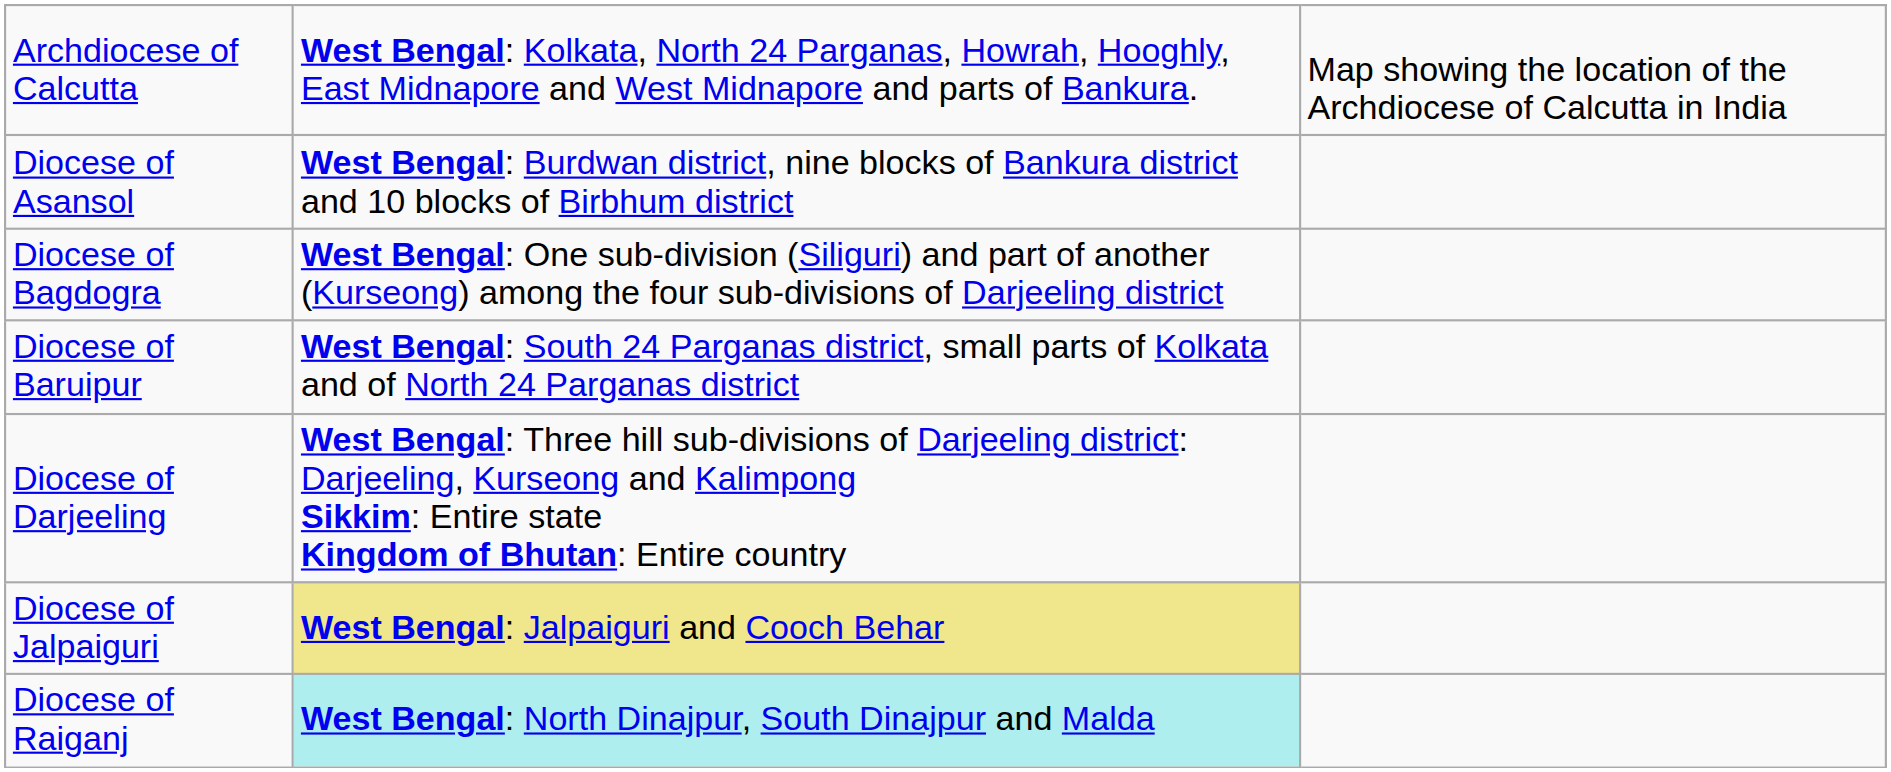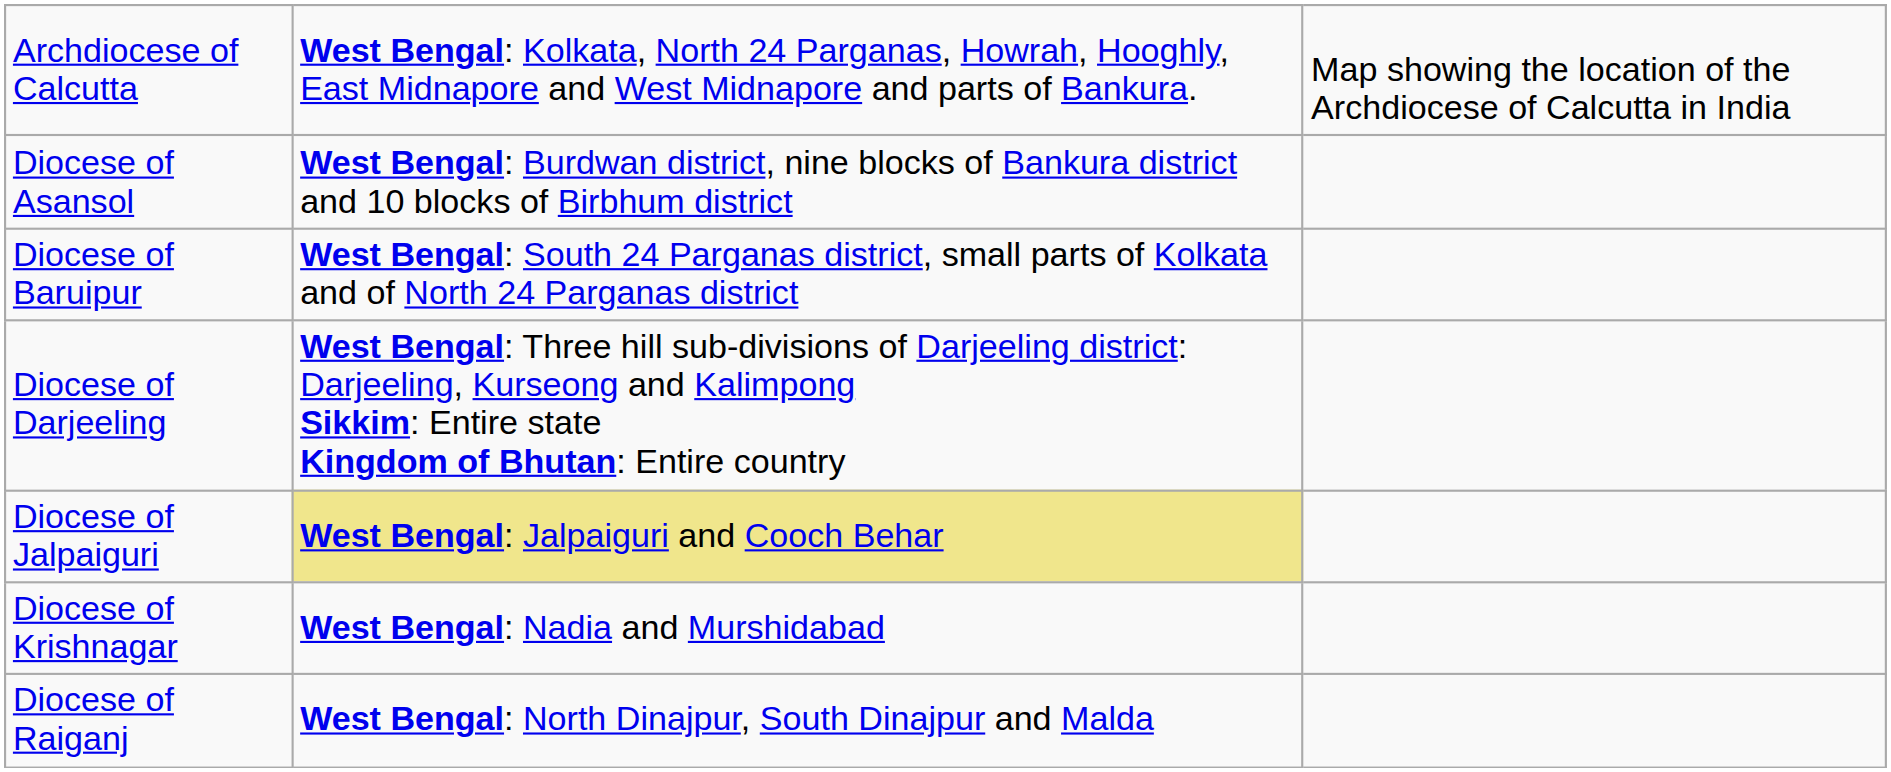- row: (93, 273)
+ row: (95, 627)
(728, 720) paleturquoise background -> (727, 720) no background
